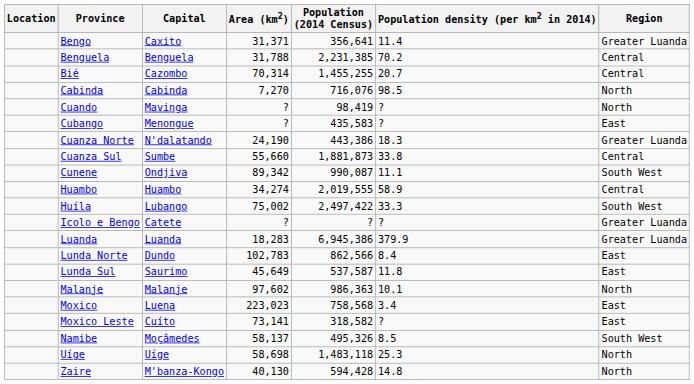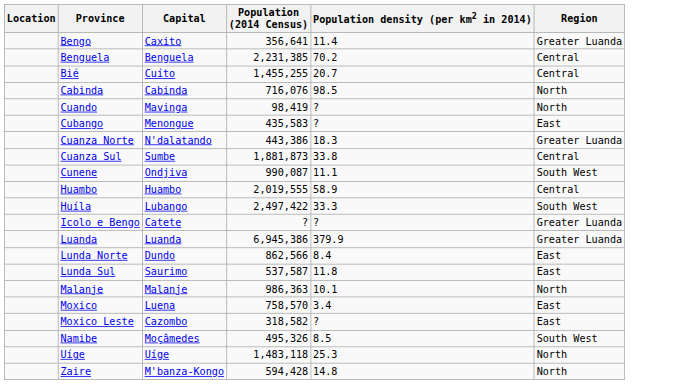- column: (259, 18)
(166, 74) Cazombo -> (160, 74) Cuíto
(352, 305) 758,568 -> (287, 305) 758,570
(160, 322) Cuíto -> (166, 322) Cazombo
